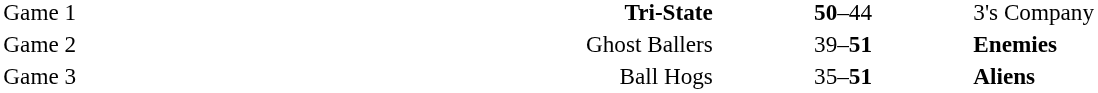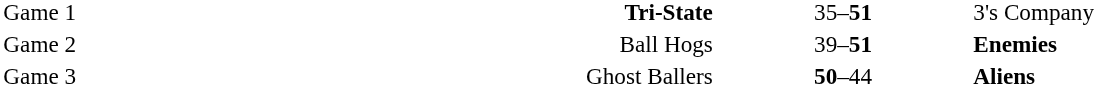(843, 12) 50–44 -> (843, 12) 35–51
(649, 44) Ghost Ballers -> (666, 44) Ball Hogs
(666, 76) Ball Hogs -> (649, 76) Ghost Ballers
(843, 76) 35–51 -> (843, 76) 50–44
